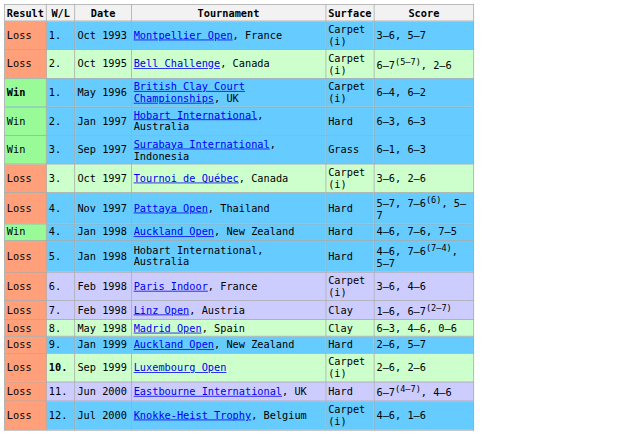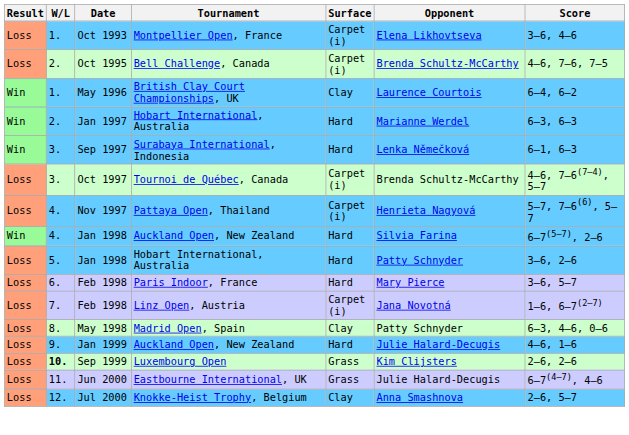+ column: (450, 13)
(401, 35) 3–6, 5–7 -> (552, 35) 3–6, 4–6
(414, 64) 6–7(5–7), 2–6 -> (568, 64) 4–6, 7–6, 7–5
(16, 93) bold -> (16, 93) normal
(347, 93) Carpet (i) -> (341, 93) Clay
(344, 150) Grass -> (341, 150) Hard
(401, 178) 3–6, 2–6 -> (568, 180) 4–6, 7–6(7–4), 5–7
(341, 208) Hard -> (347, 211) Carpet (i)
(417, 232) 4–6, 7–6, 7–5 -> (565, 236) 6–7(5–7), 2–6
(417, 256) 4–6, 7–6(7–4), 5–7 -> (552, 260) 3–6, 2–6
(347, 286) Carpet (i) -> (341, 283) Hard
(401, 286) 3–6, 4–6 -> (552, 283) 3–6, 5–7
(341, 310) Clay -> (347, 305) Carpet (i)
(401, 345) 2–6, 5–7 -> (552, 345) 4–6, 1–6
(347, 368) Carpet (i) -> (344, 362) Grass
(341, 392) Hard -> (344, 380) Grass
(347, 416) Carpet (i) -> (341, 398) Clay
(401, 416) 4–6, 1–6 -> (552, 398) 2–6, 5–7
